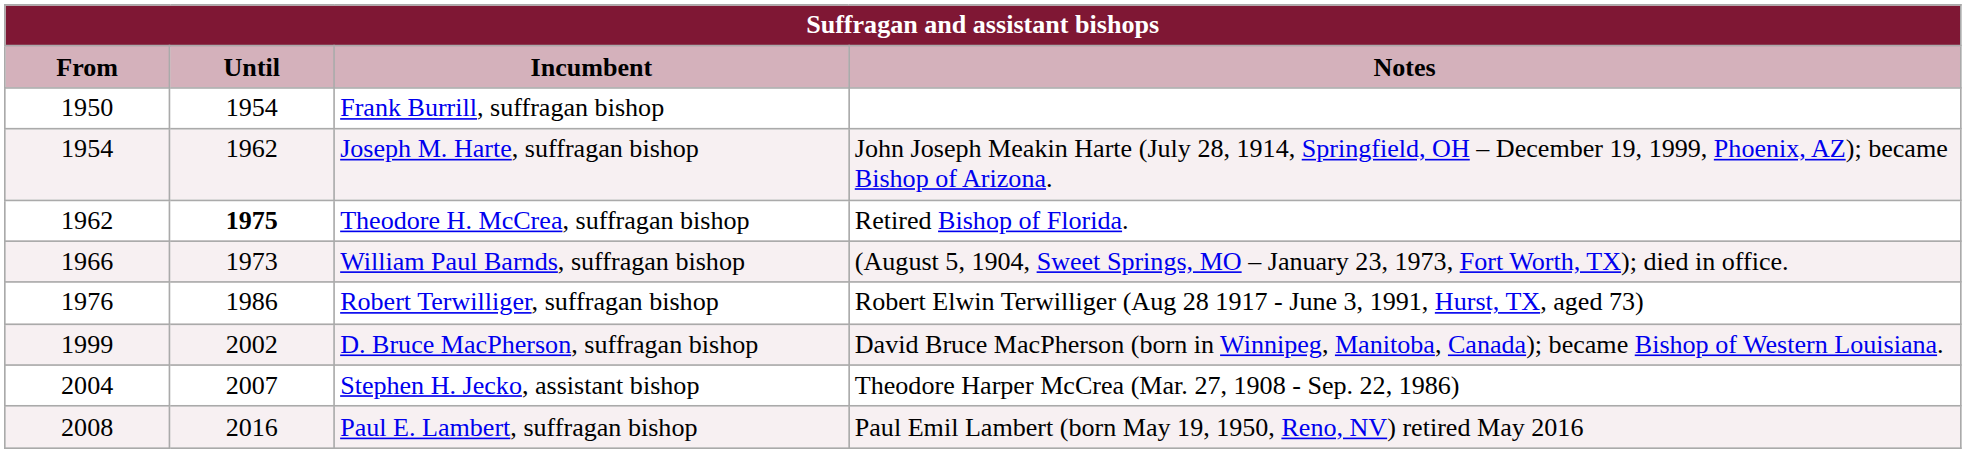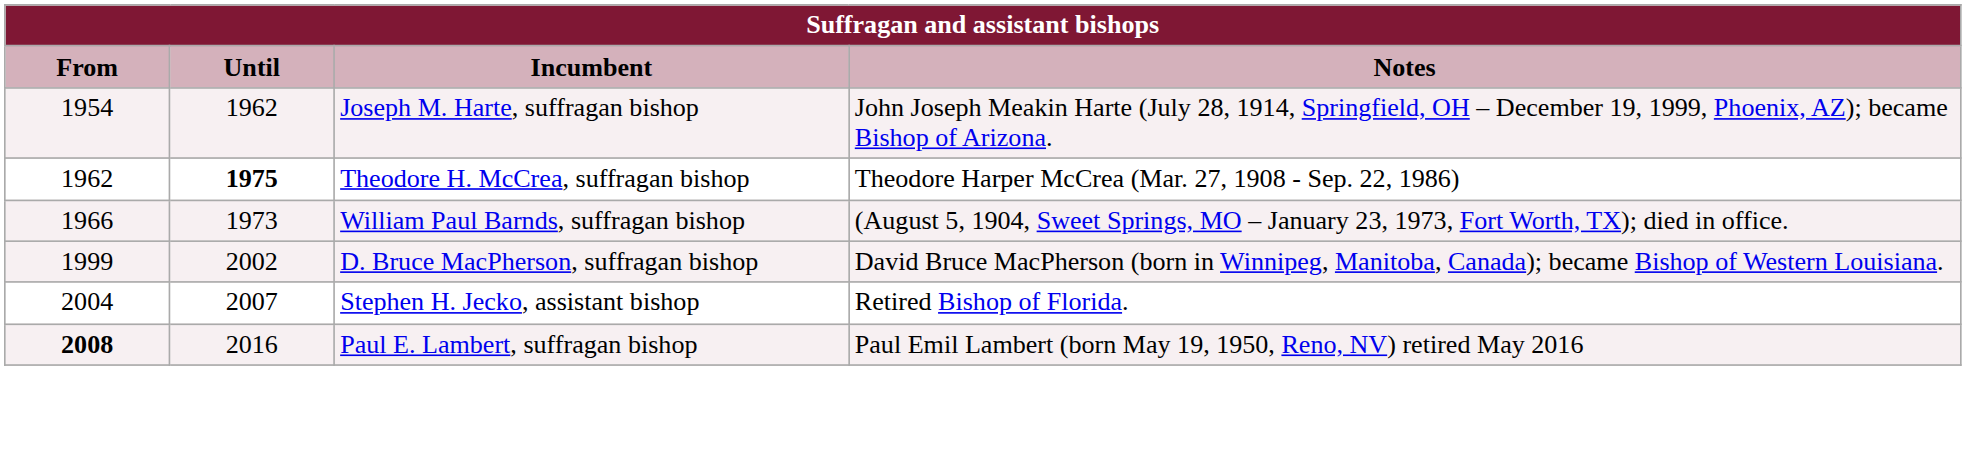- row: (502, 107)
(992, 219) Retired Bishop of Florida. -> (1157, 178) Theodore Harper McCrea (Mar. 27, 1908 - Sep. 22, 1986)
- row: (529, 302)
(1157, 385) Theodore Harper McCrea (Mar. 27, 1908 - Sep. 22, 1986) -> (992, 302) Retired Bishop of Florida.
(87, 426) normal -> (87, 344) bold
